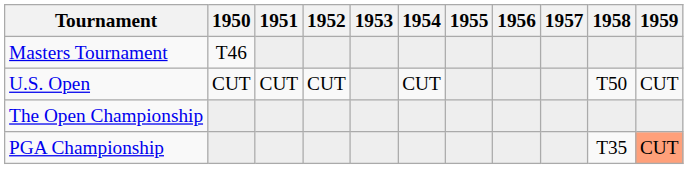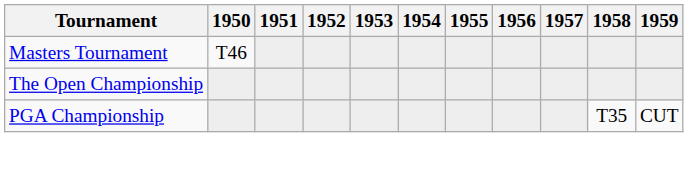- row: (50, 84)
(659, 147) lightsalmon background -> (659, 116) no background
